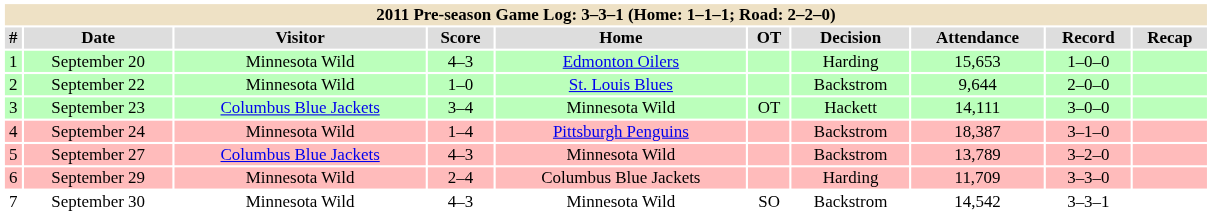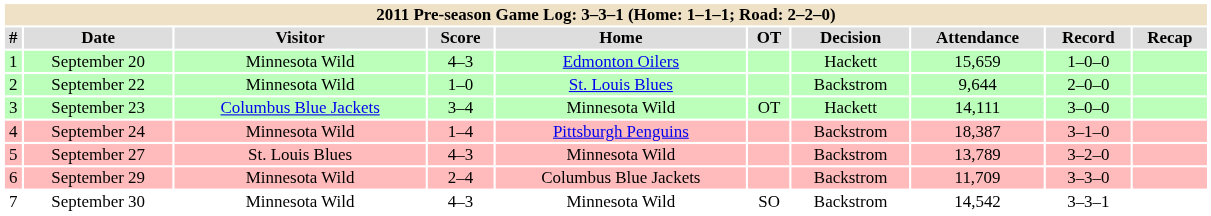(851, 61) Harding -> (851, 61) Hackett
(978, 61) 15,653 -> (978, 61) 15,659
(300, 154) Columbus Blue Jackets -> (300, 154) St. Louis Blues
(851, 177) Harding -> (851, 177) Backstrom
